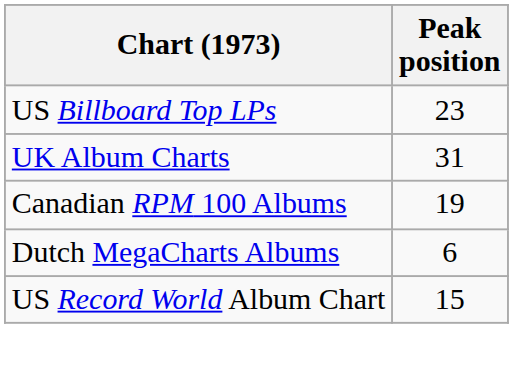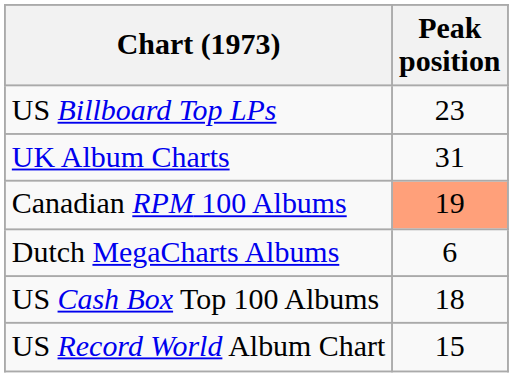(450, 204) no background -> (450, 204) lightsalmon background
+ row: (195, 299)
